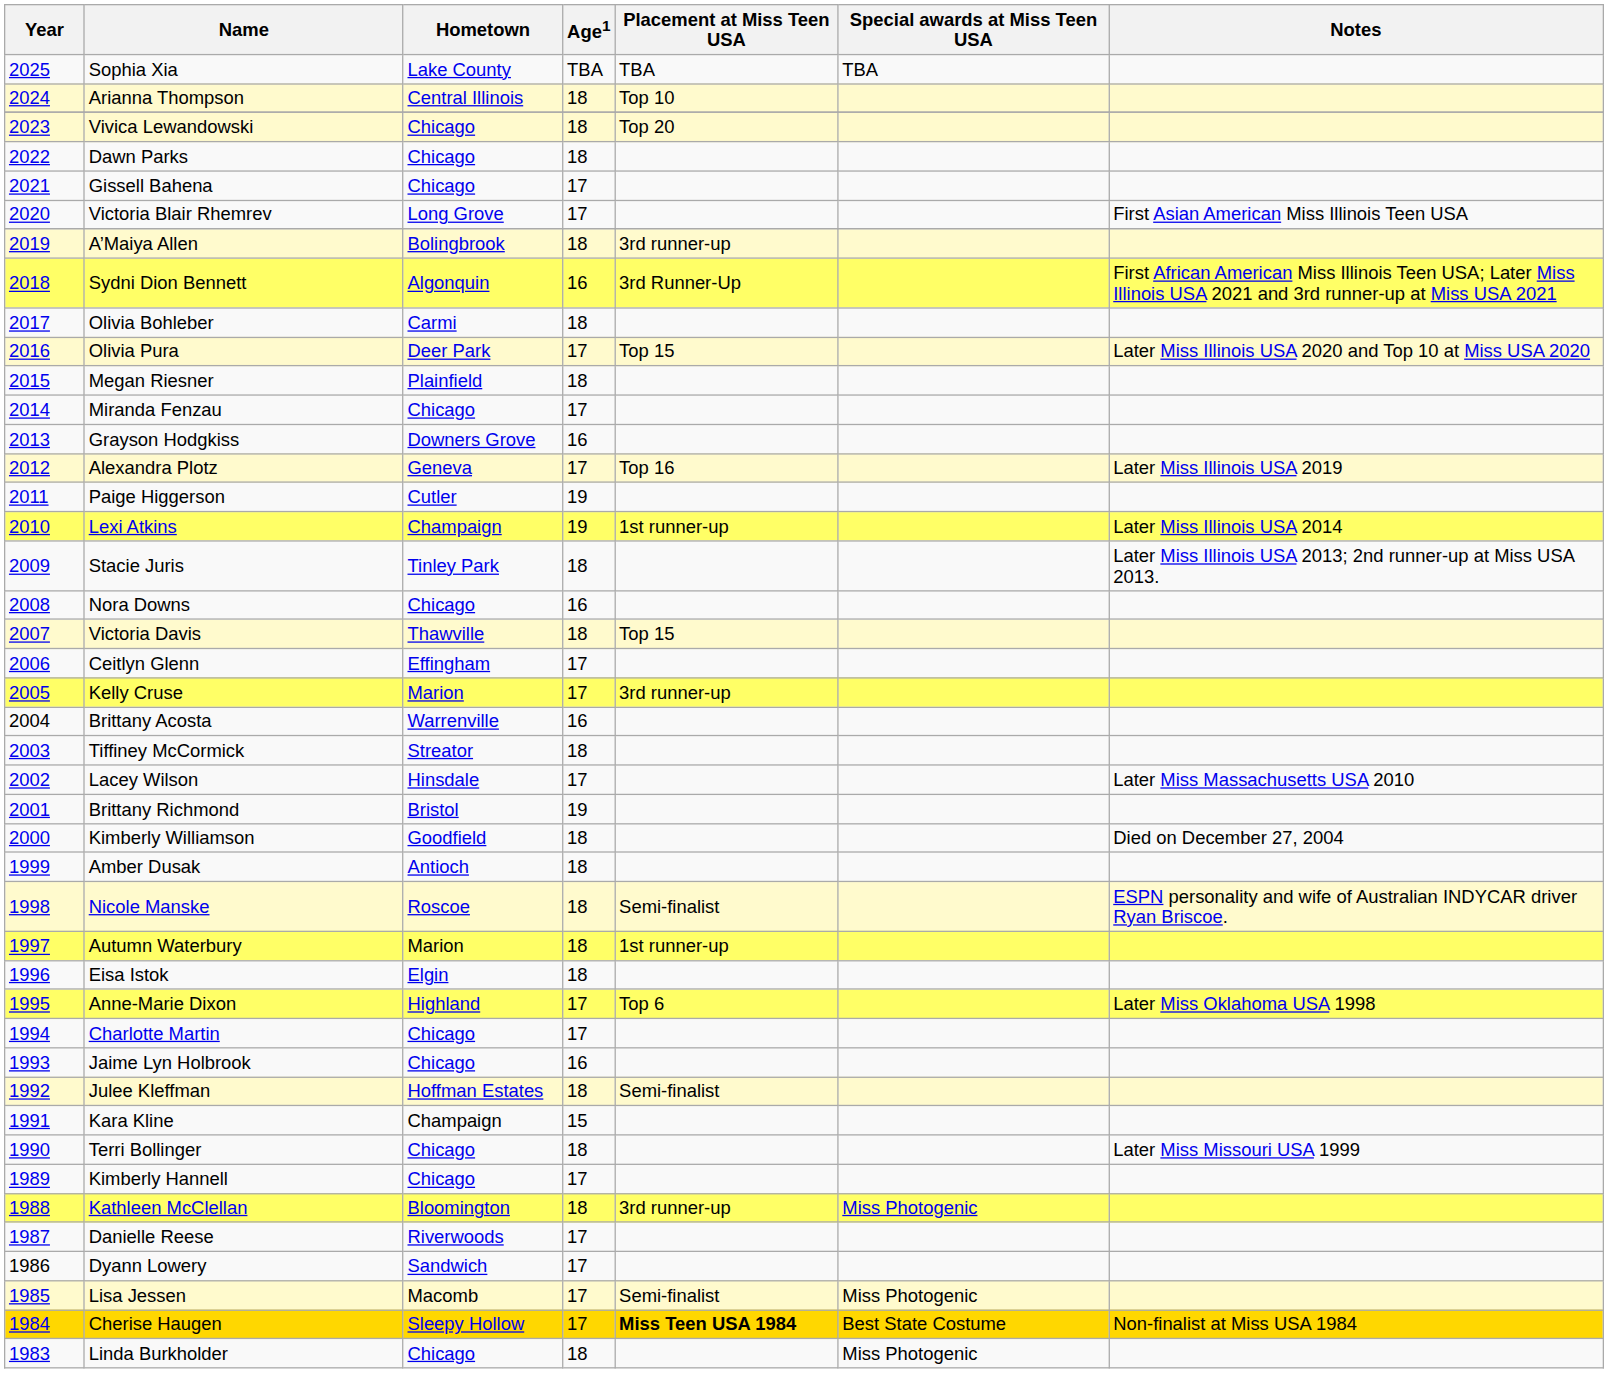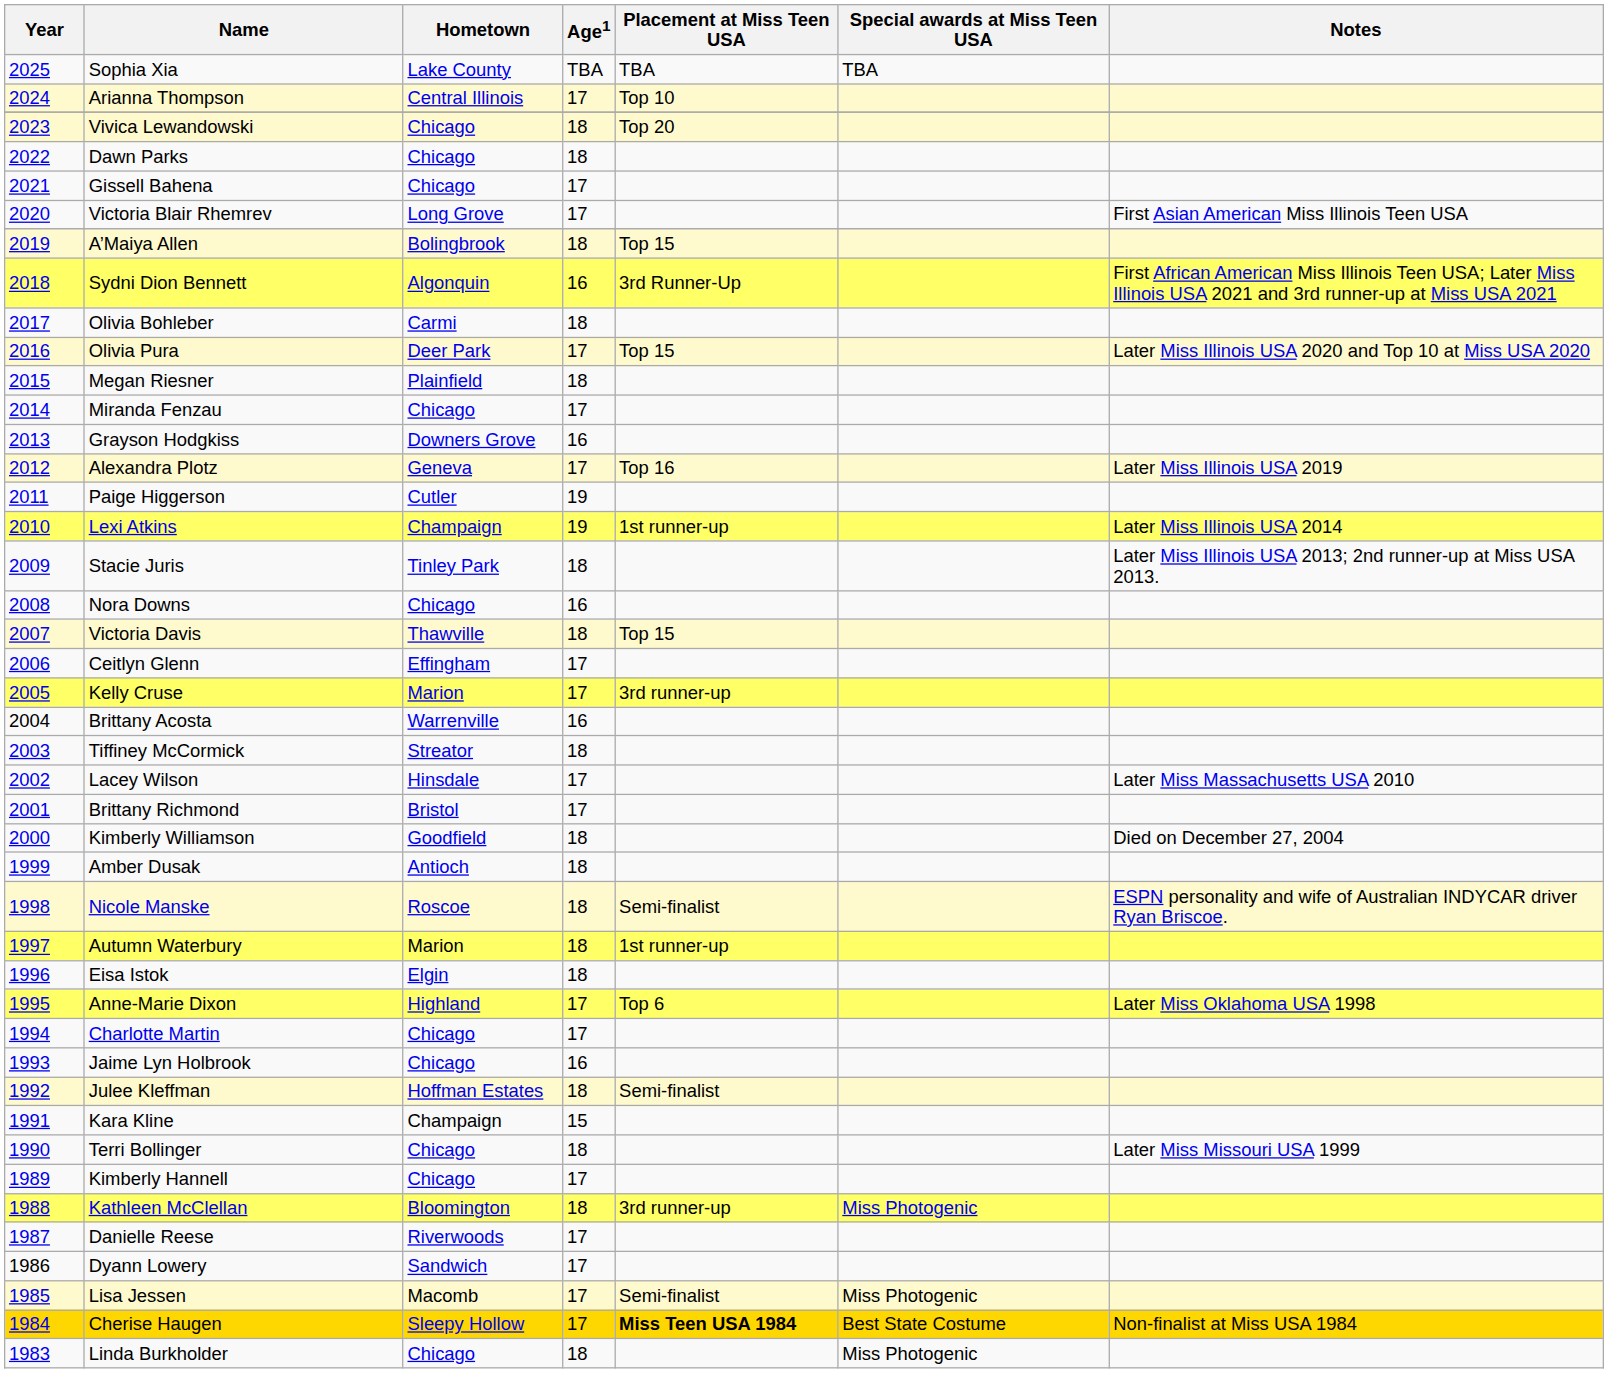(577, 98) 18 -> (577, 98) 17
(675, 244) 3rd runner-up -> (647, 244) Top 15
(577, 809) 19 -> (577, 809) 17
